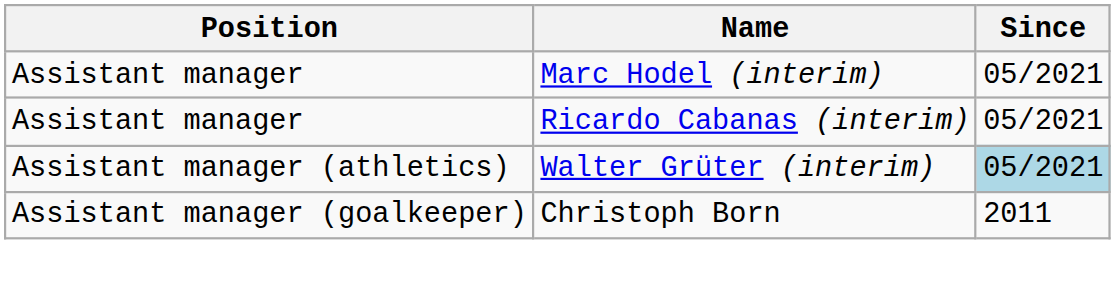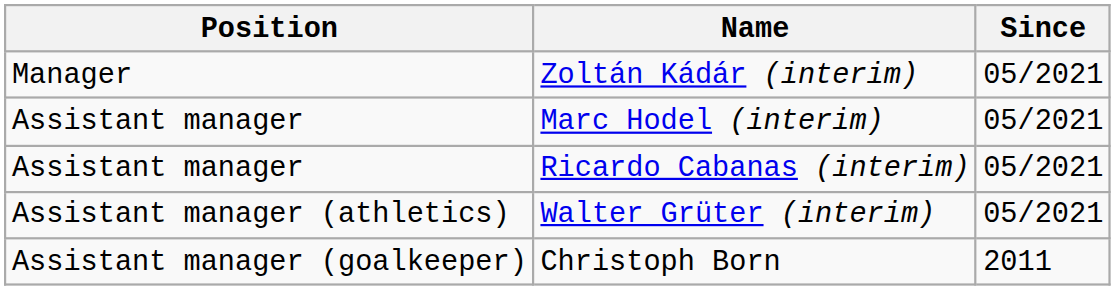+ row: (729, 75)
(1043, 168) lightblue background -> (1043, 215) no background
